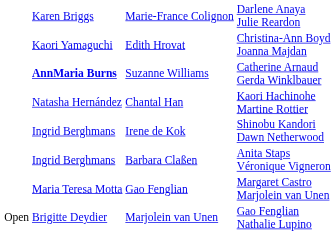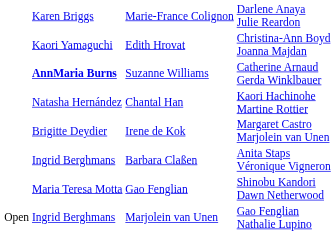(74, 131) Ingrid Berghmans -> (70, 131) Brigitte Deydier
(280, 131) Shinobu Kandori Dawn Netherwood -> (283, 131) Margaret Castro Marjolein van Unen
(283, 189) Margaret Castro Marjolein van Unen -> (280, 189) Shinobu Kandori Dawn Netherwood
(70, 217) Brigitte Deydier -> (74, 217) Ingrid Berghmans
